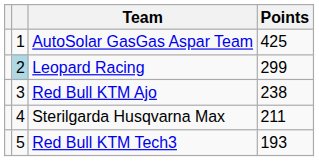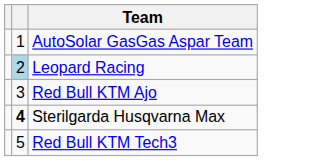- column: (285, 17)
(20, 117) normal -> (20, 117) bold
